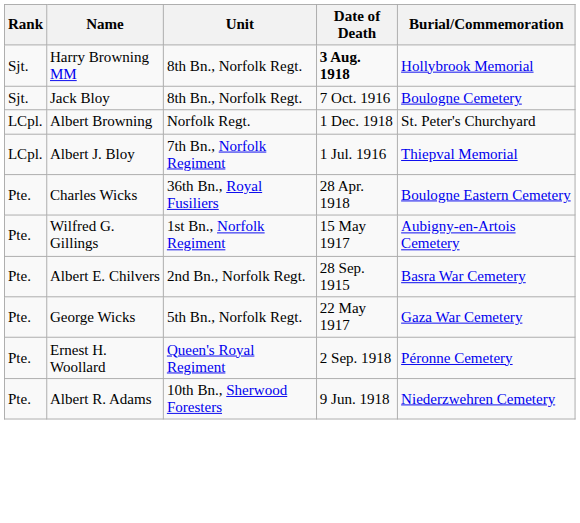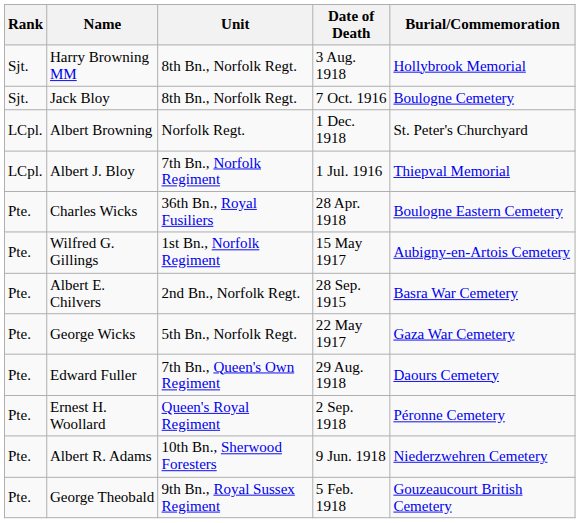(340, 65) bold -> (336, 65) normal
+ row: (93, 374)
+ row: (102, 497)
